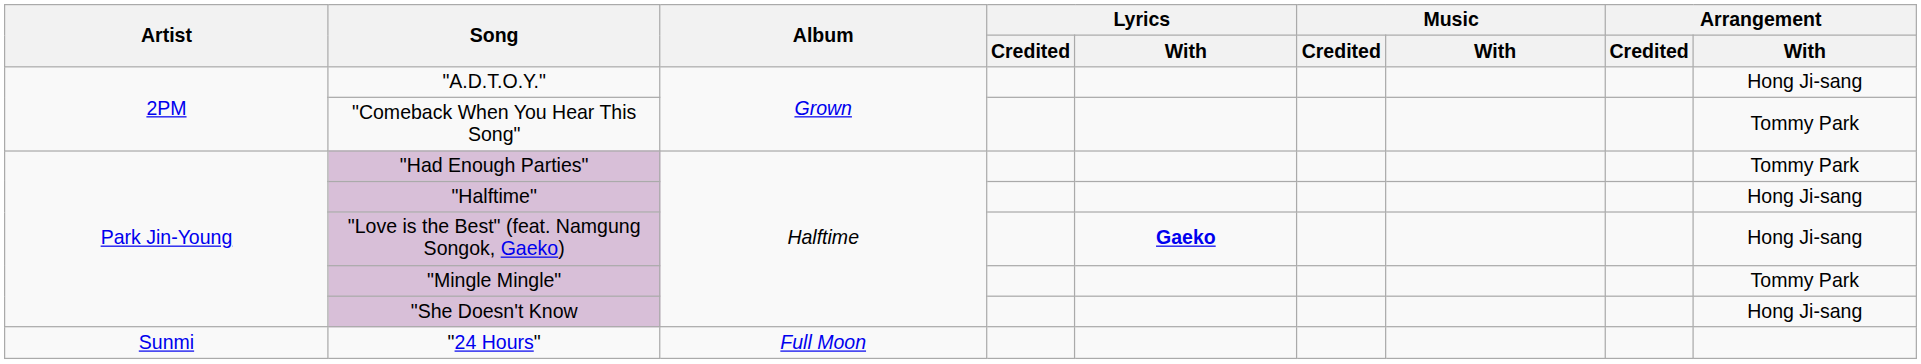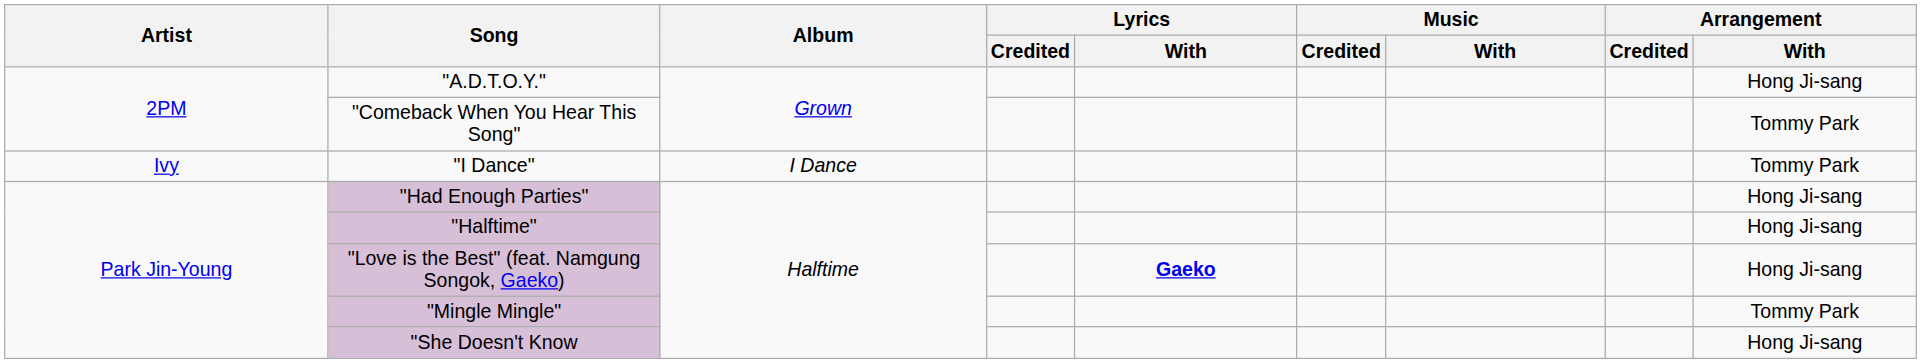+ row: (494, 165)
(1805, 165) Tommy Park -> (1805, 196) Hong Ji-sang
- row: (494, 342)
